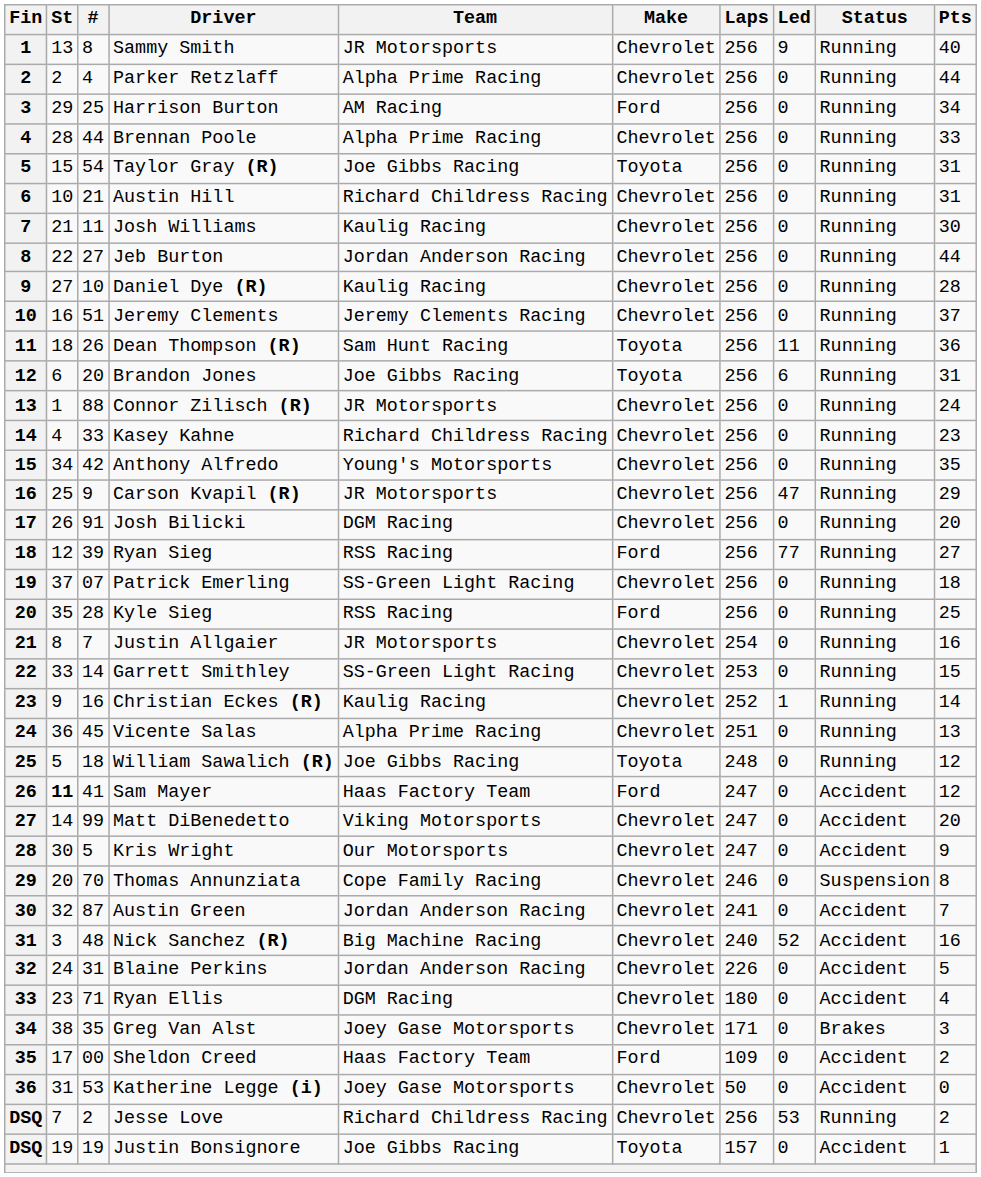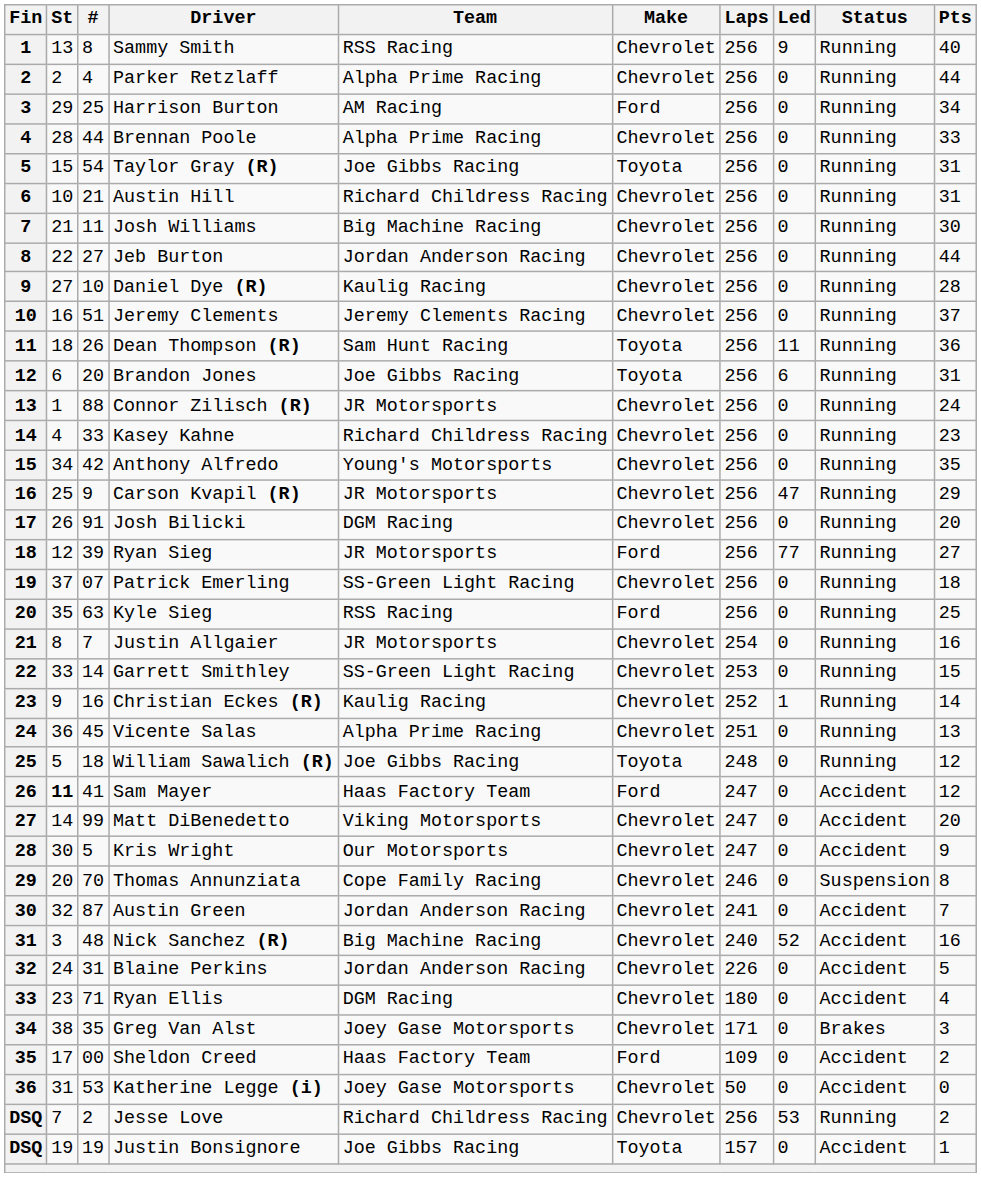(420, 50) JR Motorsports -> (398, 50) RSS Racing
(414, 228) Kaulig Racing -> (442, 228) Big Machine Racing
(398, 555) RSS Racing -> (420, 555) JR Motorsports
(93, 614) 28 -> (93, 614) 63
